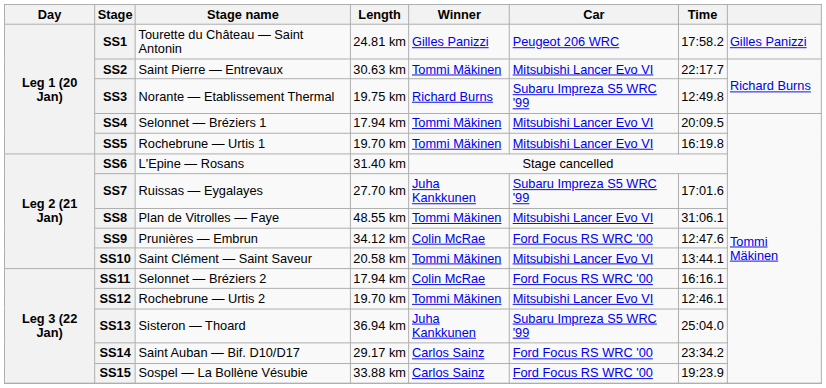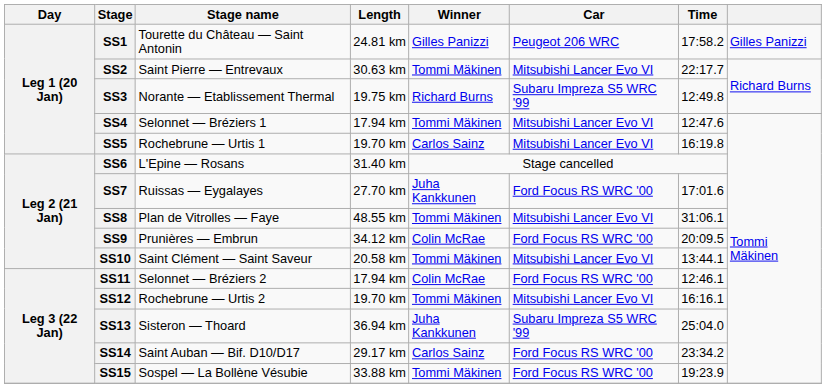(703, 123) 20:09.5 -> (703, 123) 12:47.6
(457, 143) Tommi Mäkinen -> (448, 143) Carlos Sainz
(585, 190) Subaru Impreza S5 WRC '99 -> (583, 190) Ford Focus RS WRC '00
(703, 238) 12:47.6 -> (703, 238) 20:09.5
(703, 278) 16:16.1 -> (703, 278) 12:46.1
(703, 298) 12:46.1 -> (703, 298) 16:16.1
(448, 373) Carlos Sainz -> (457, 373) Tommi Mäkinen
